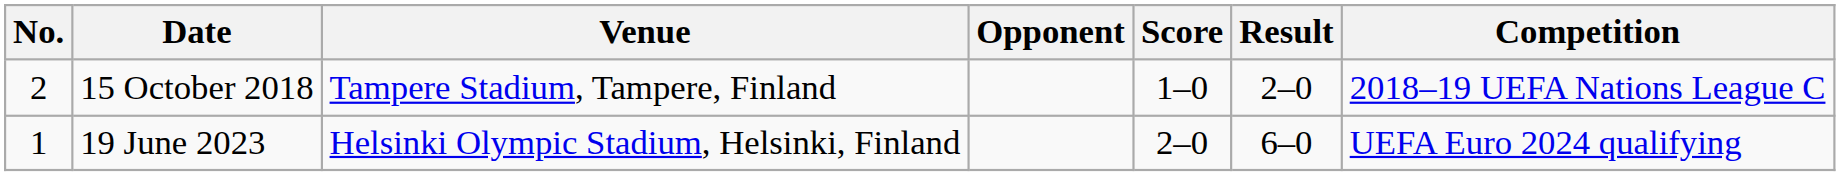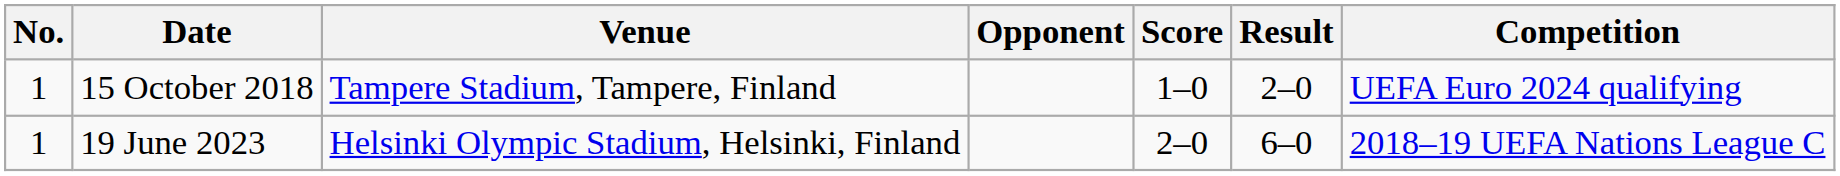(39, 87) 2 -> (39, 87) 1
(1588, 87) 2018–19 UEFA Nations League C -> (1546, 87) UEFA Euro 2024 qualifying
(1546, 142) UEFA Euro 2024 qualifying -> (1588, 142) 2018–19 UEFA Nations League C
